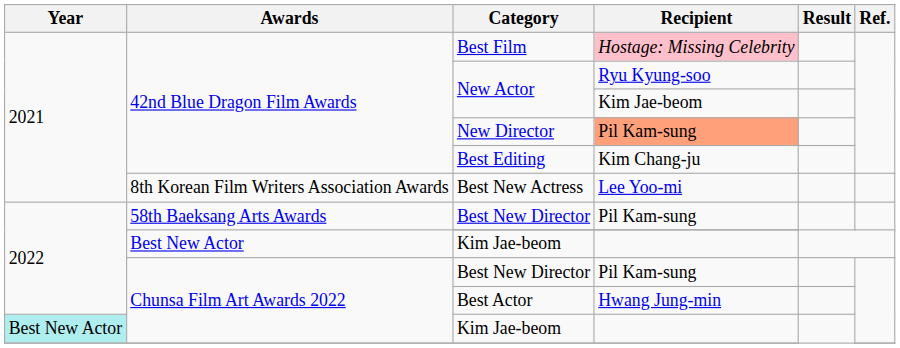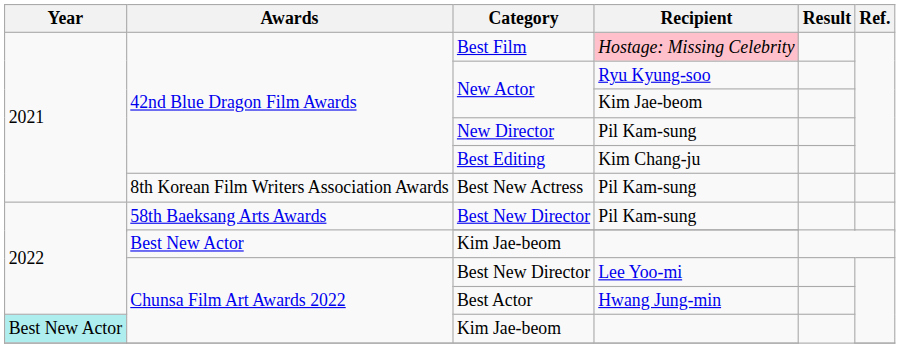(647, 131) lightsalmon background -> (647, 131) no background
(640, 187) Lee Yoo-mi -> (647, 187) Pil Kam-sung
(647, 272) Pil Kam-sung -> (640, 272) Lee Yoo-mi
